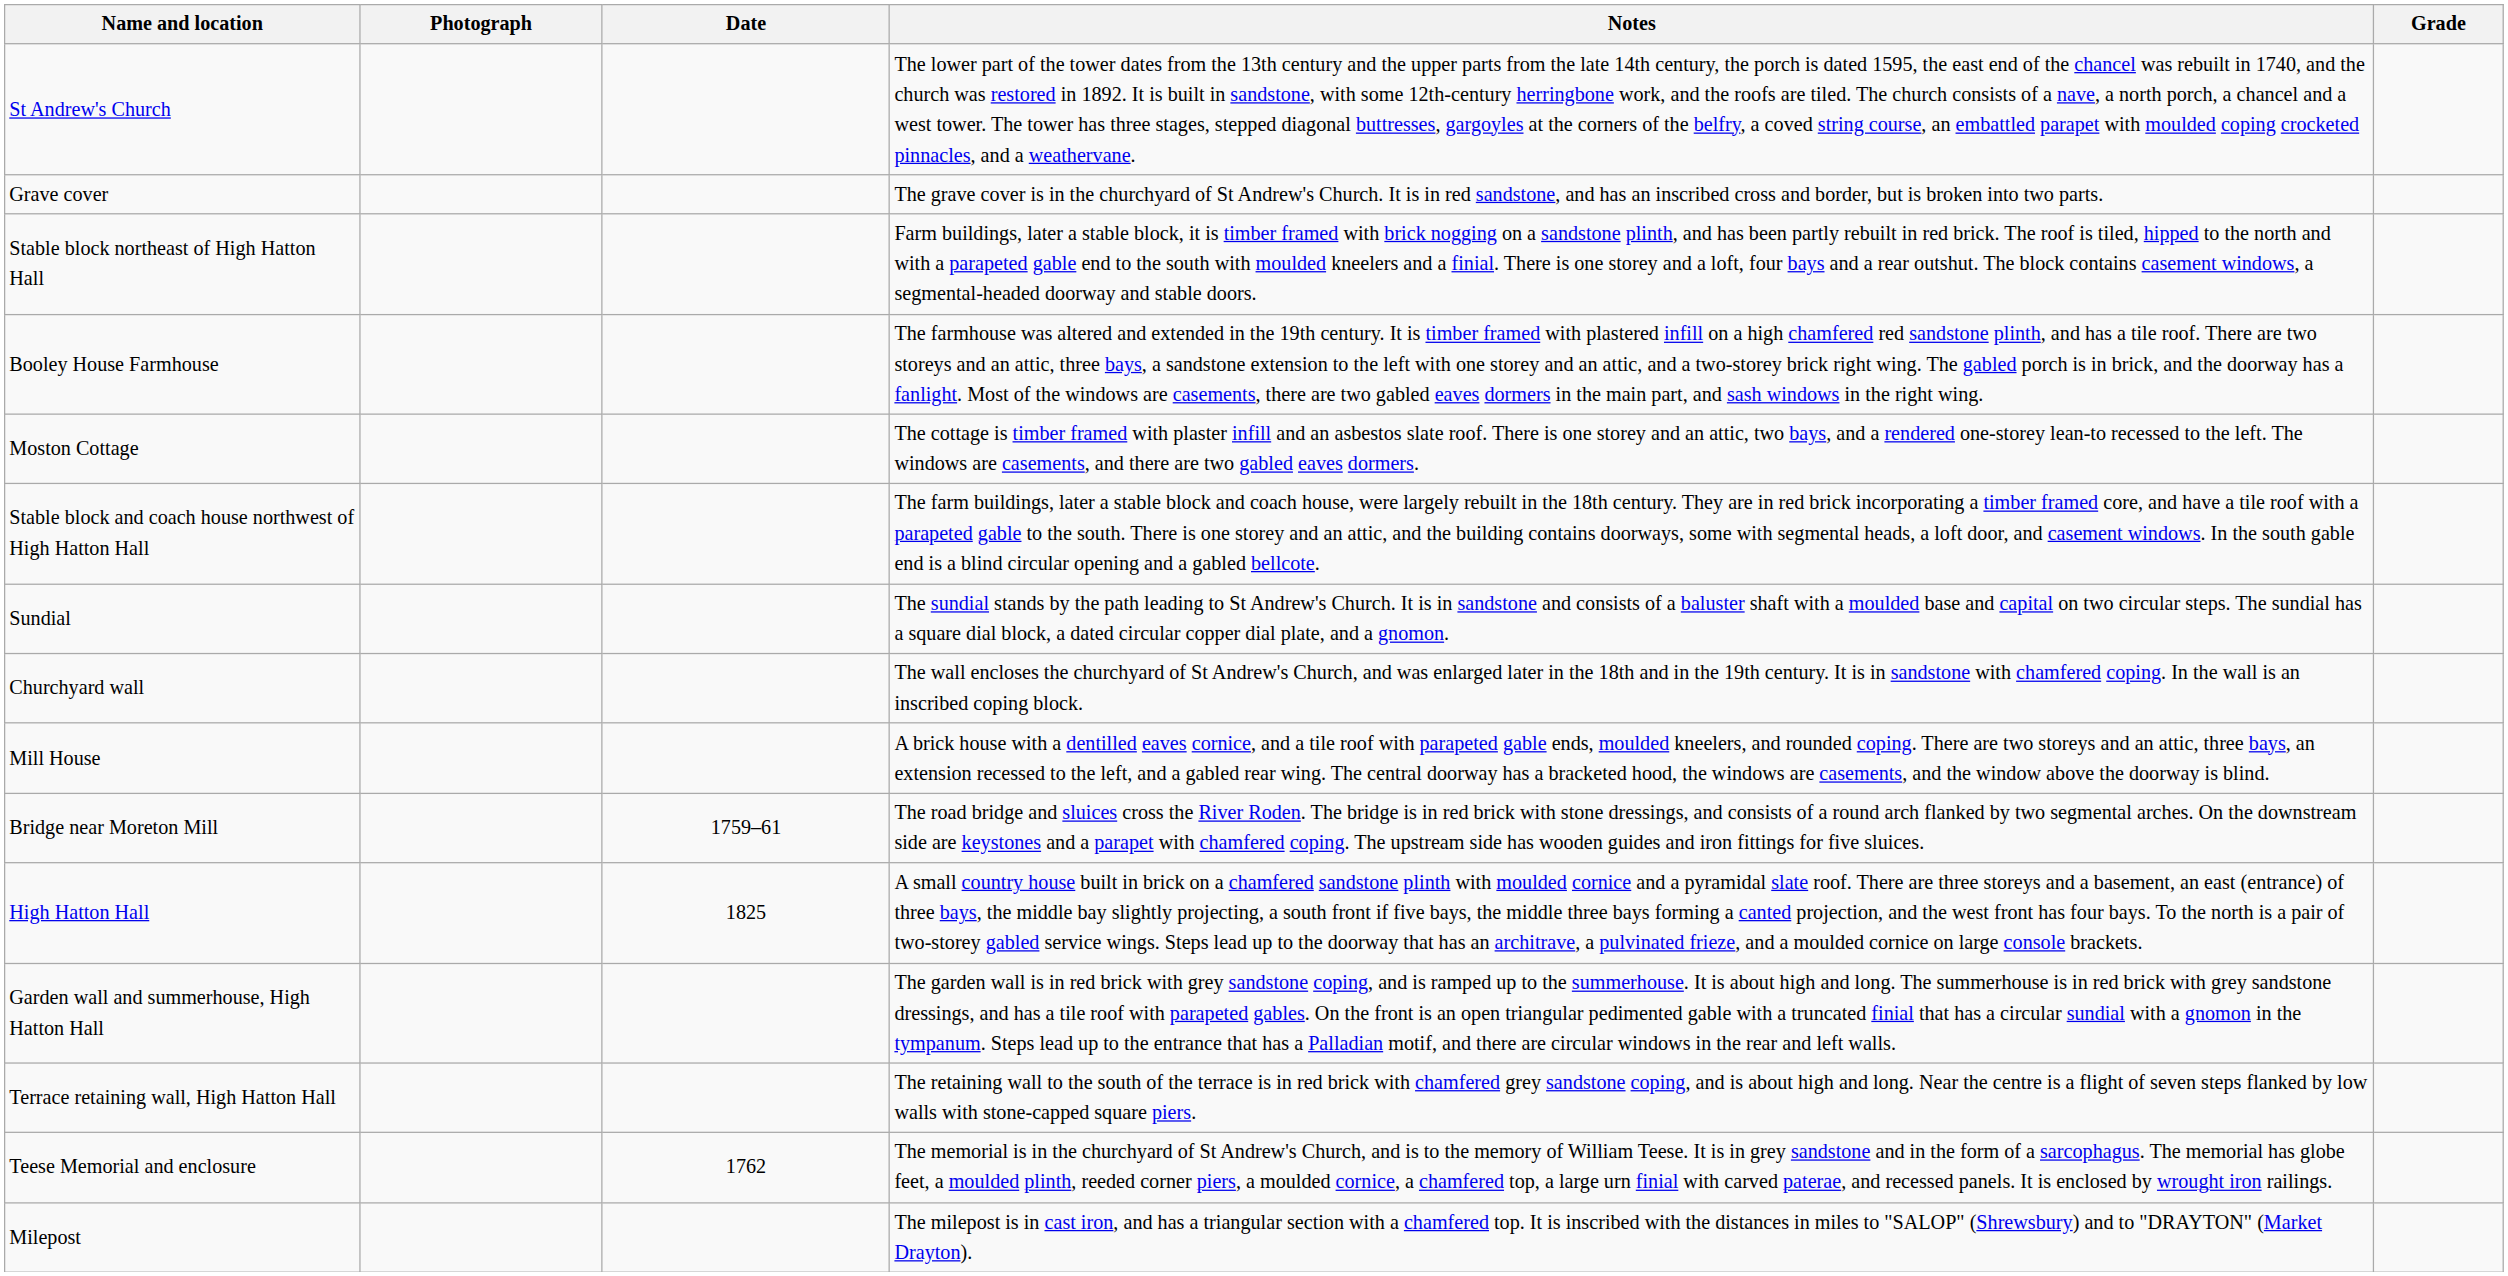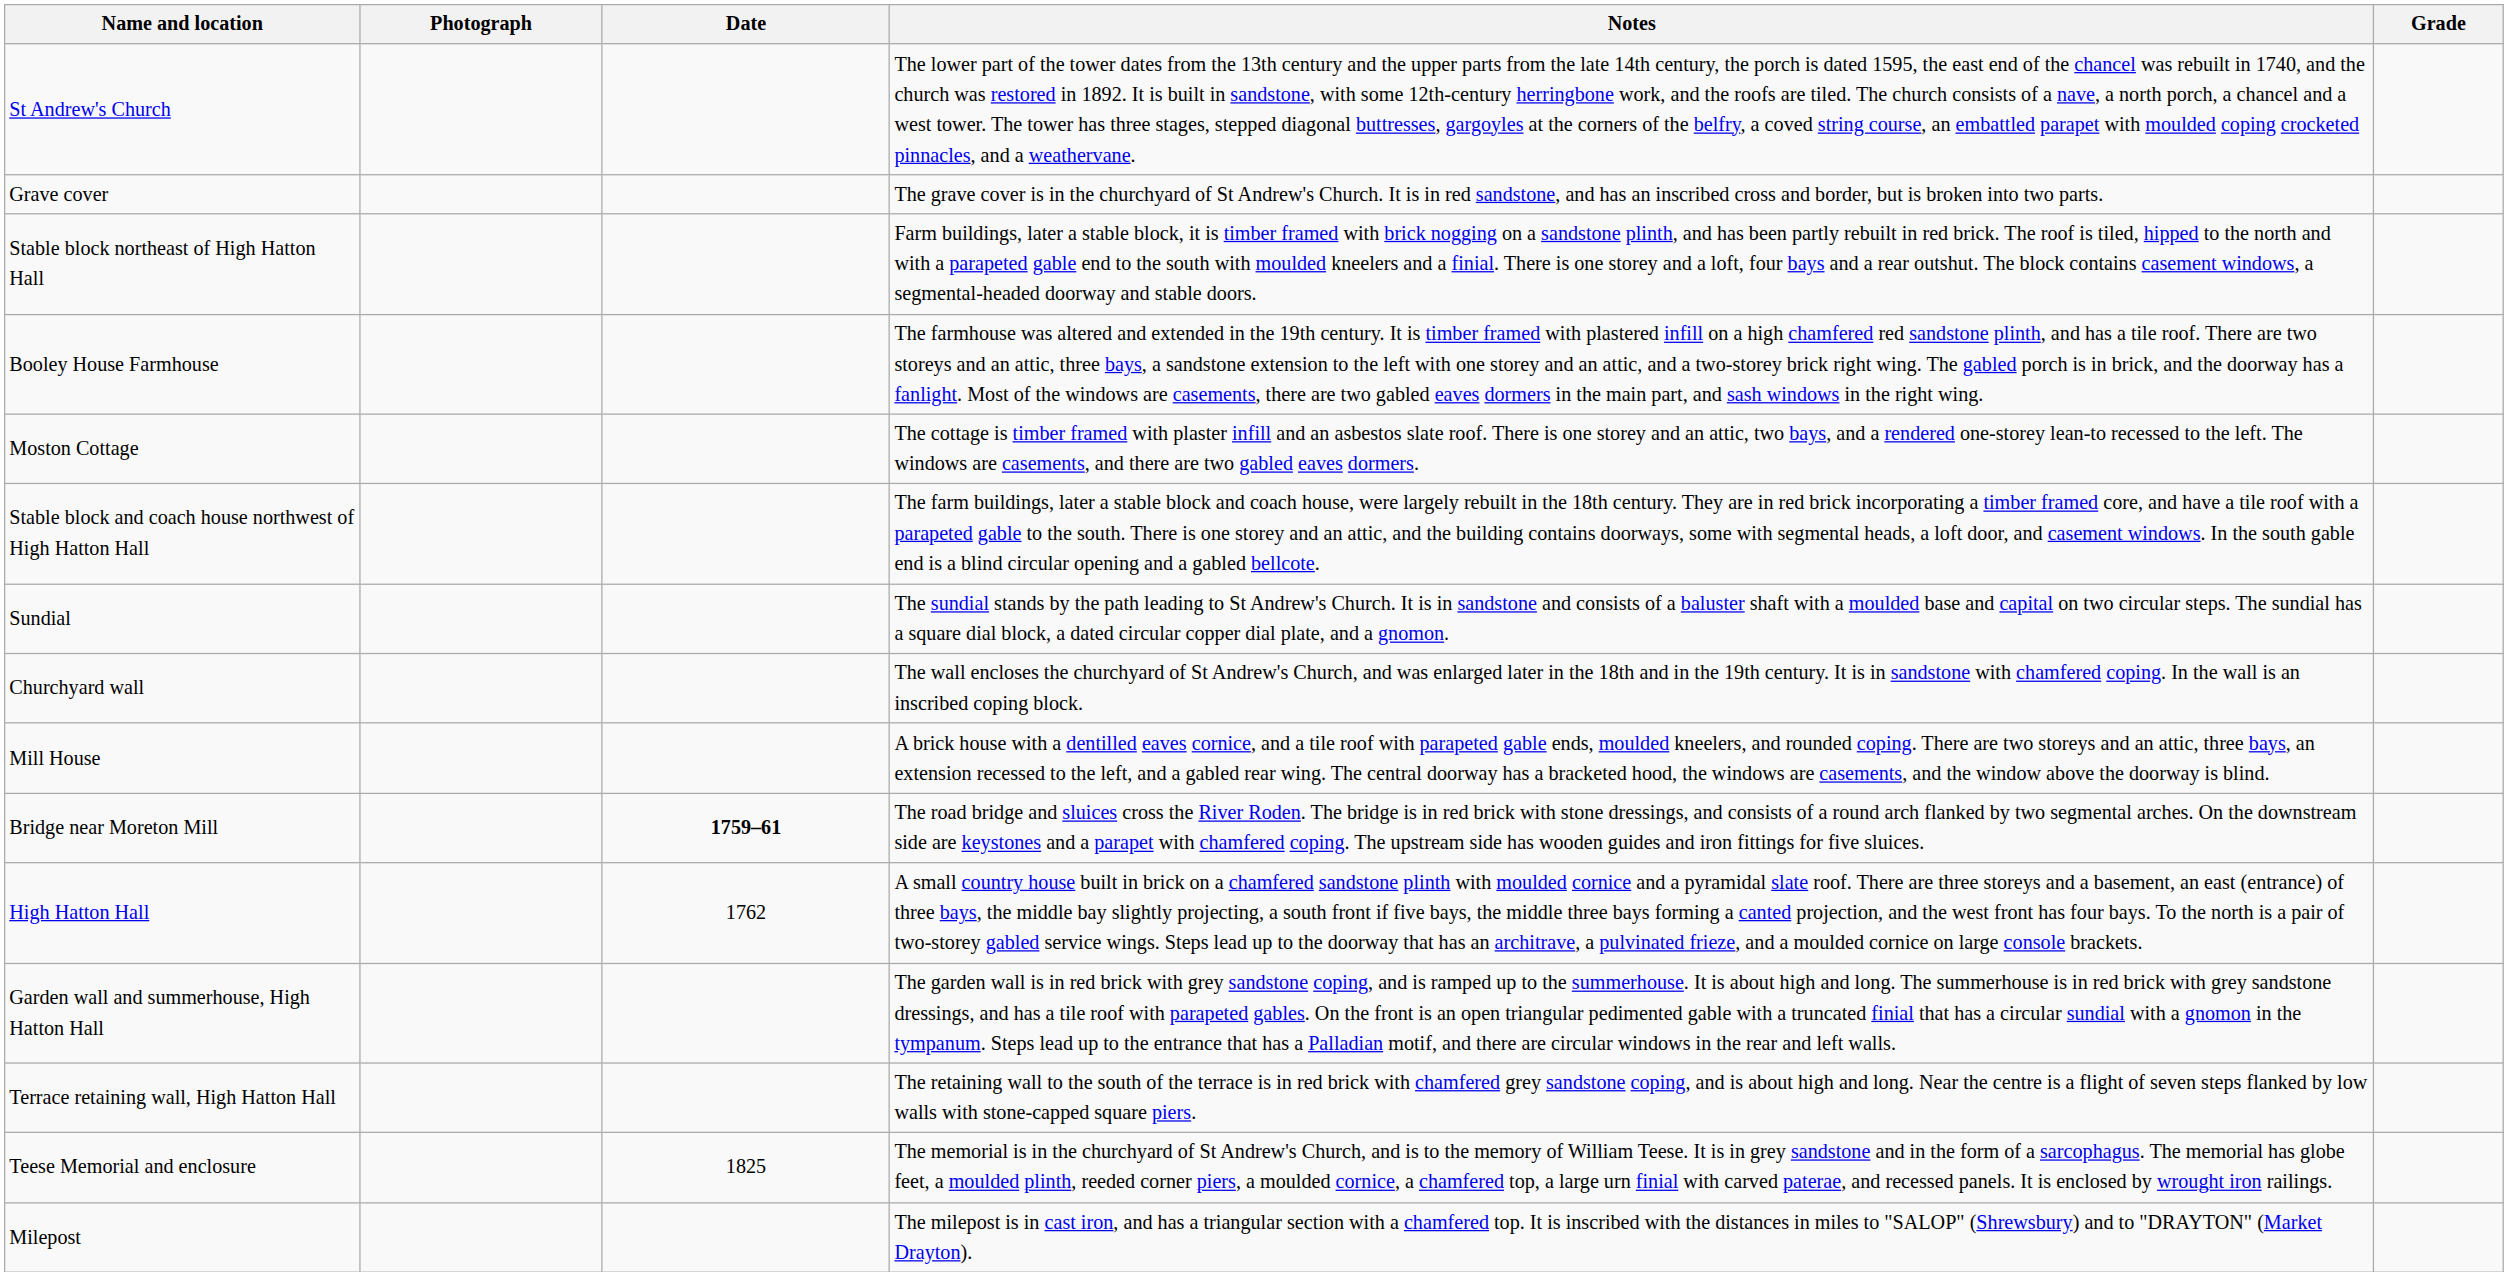(746, 827) normal -> (746, 827) bold
(746, 912) 1825 -> (746, 912) 1762
(746, 1167) 1762 -> (746, 1167) 1825
